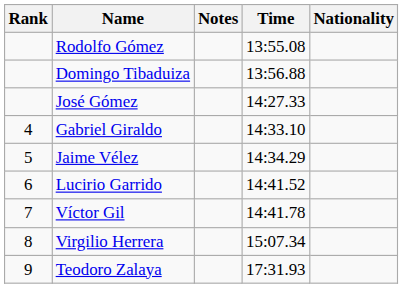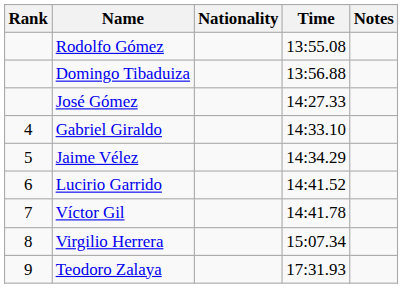columns swapped: (354, 18) <-> (218, 18)
